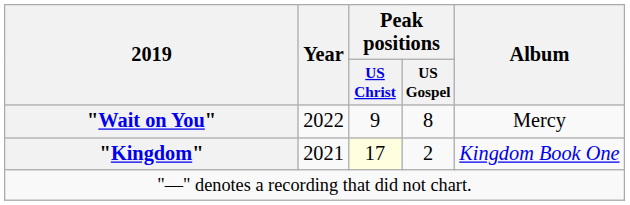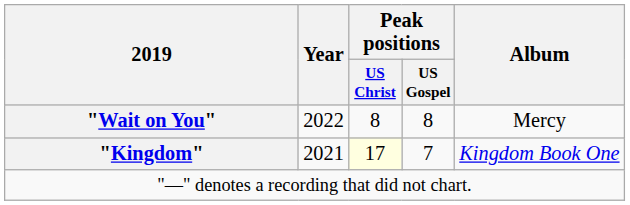(375, 121) 9 -> (375, 121) 8
(428, 153) 2 -> (428, 153) 7
